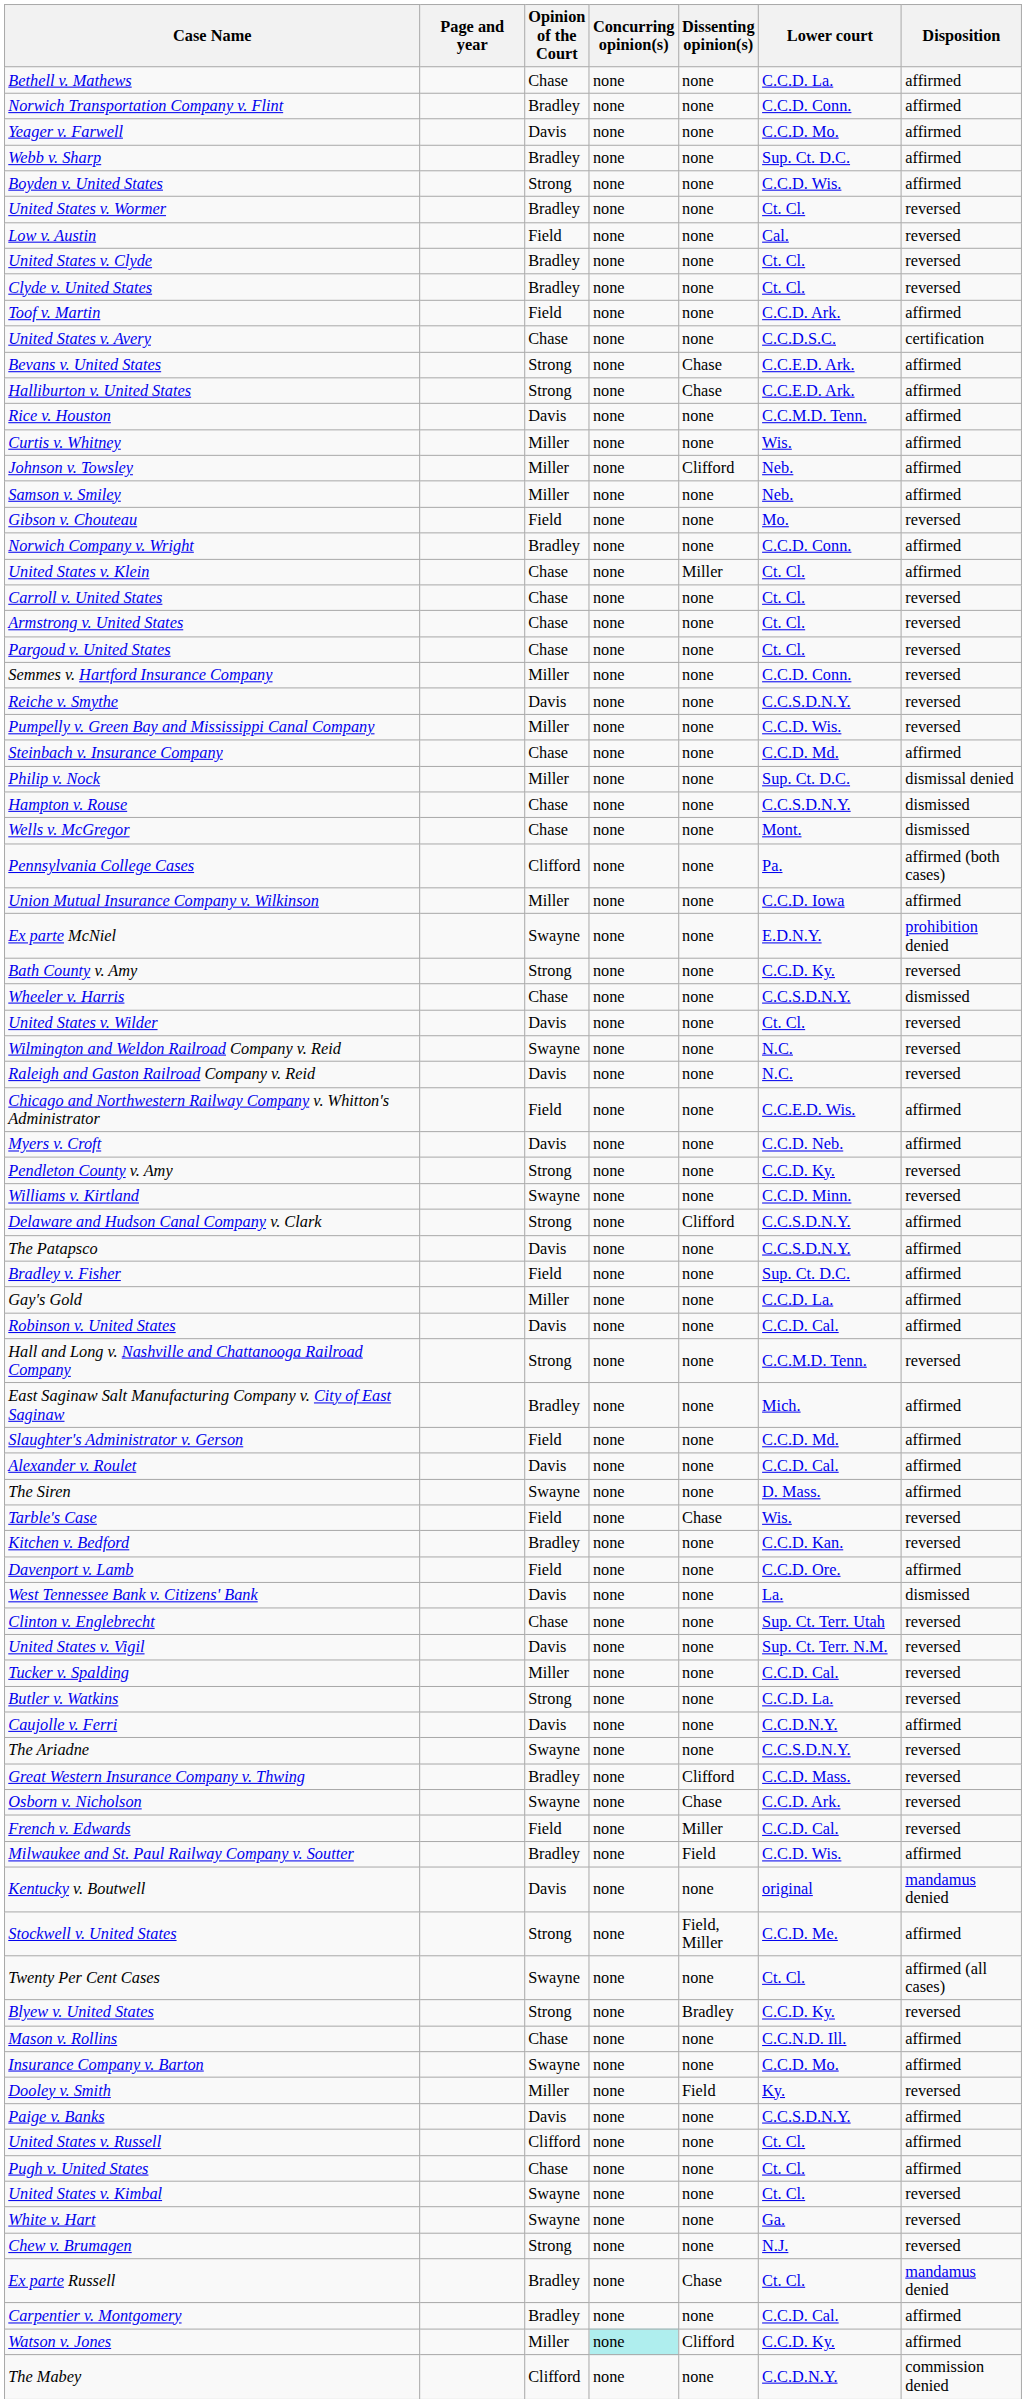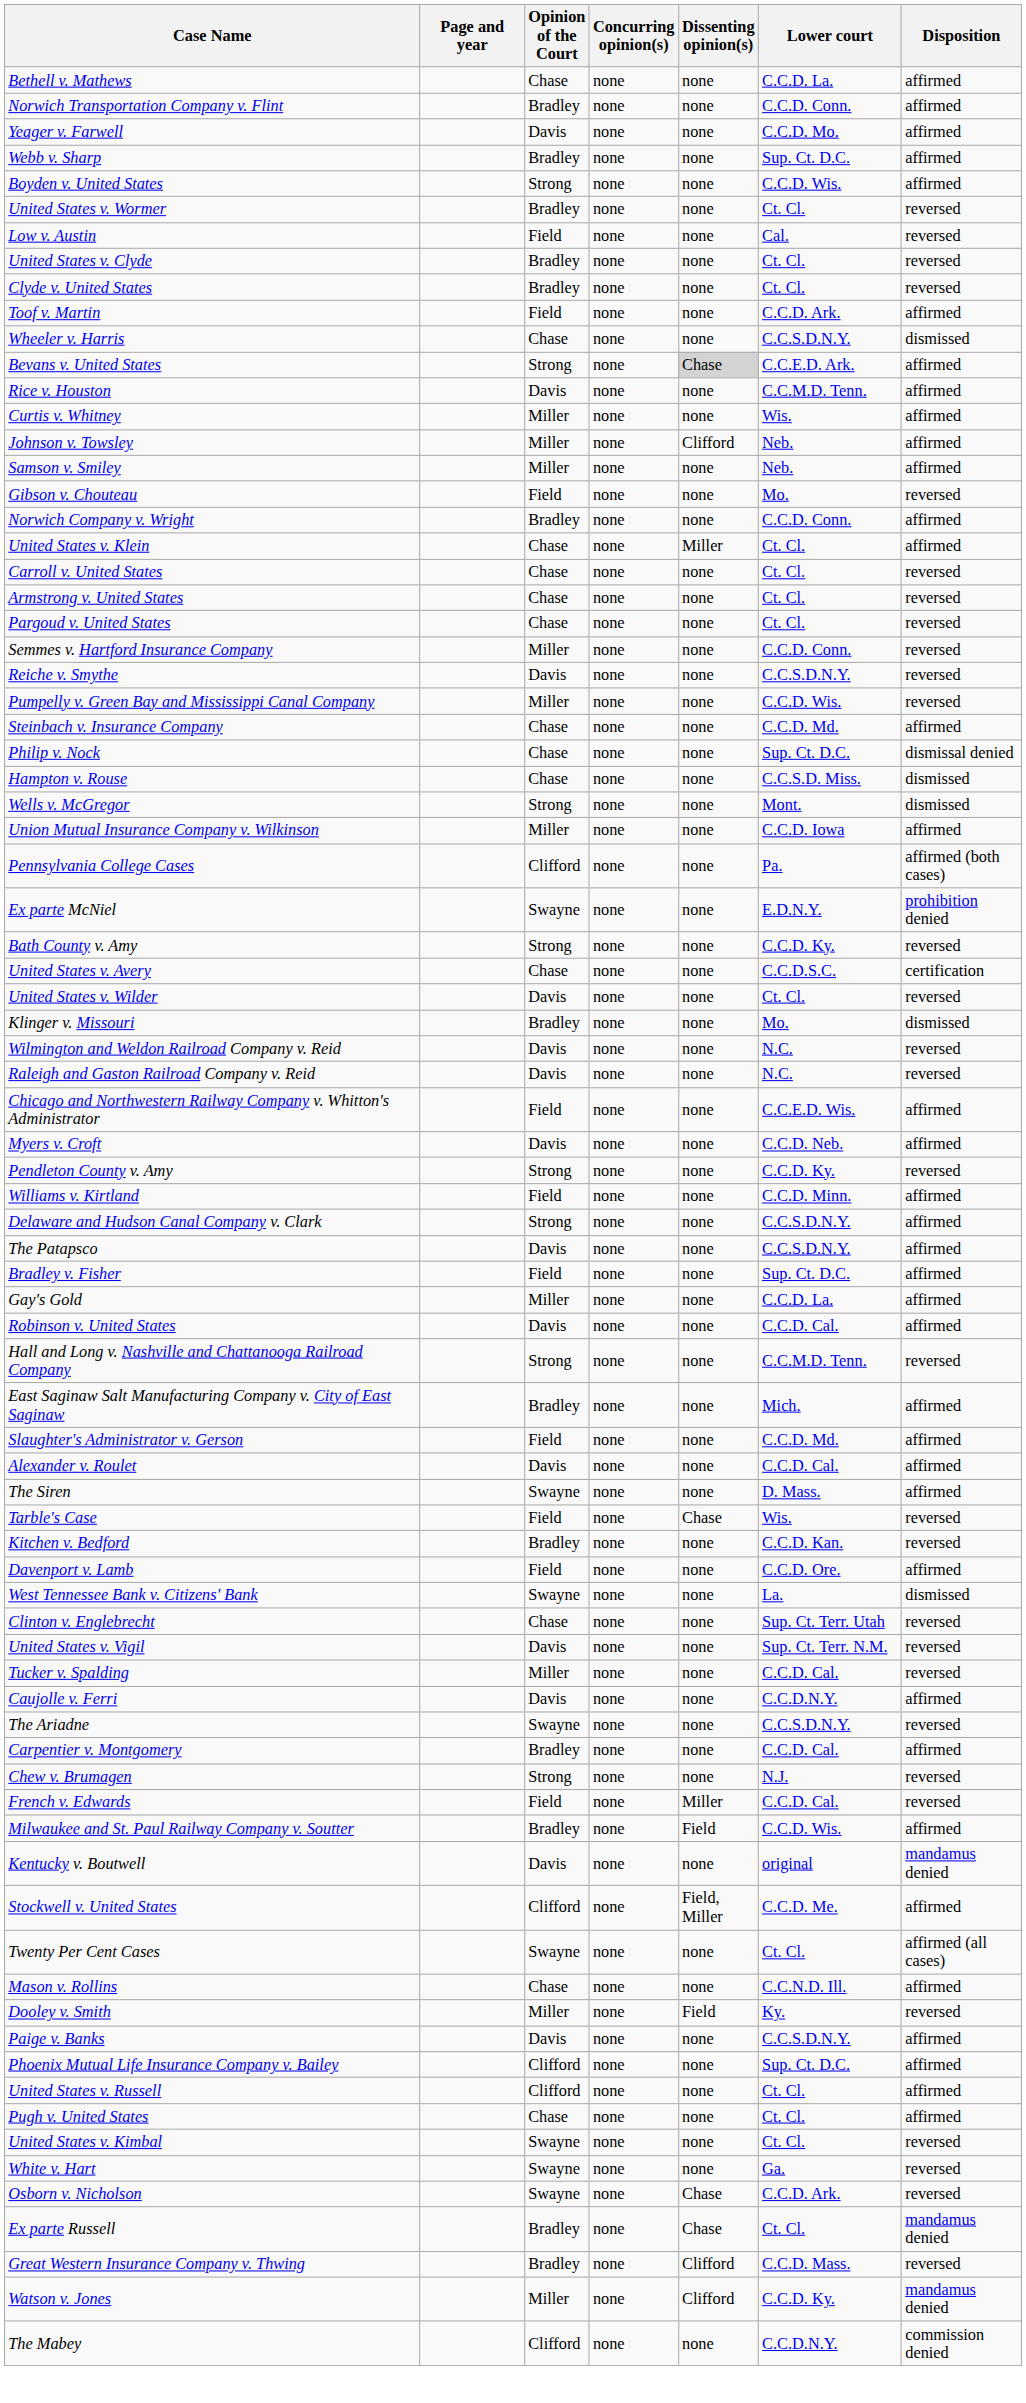rows swapped: (66, 996) <-> (80, 338)
(702, 364) no background -> (702, 364) lightgrey background
- row: (100, 390)
(549, 778) Miller -> (548, 752) Chase
(806, 804) C.C.S.D.N.Y. -> (812, 778) C.C.S.D. Miss.
(548, 830) Chase -> (550, 804) Strong
rows swapped: (101, 865) <-> (164, 900)
+ row: (71, 1022)
(554, 1048) Swayne -> (547, 1048) Davis
(554, 1196) Swayne -> (545, 1196) Field
(933, 1196) reversed -> (933, 1196) affirmed
(708, 1222) Clifford -> (698, 1222) none
(547, 1595) Davis -> (554, 1595) Swayne
- row: (63, 1698)
rows swapped: (95, 2315) <-> (157, 1776)
rows swapped: (70, 2245) <-> (75, 1802)
(550, 1933) Strong -> (554, 1907) Clifford
- row: (81, 2012)
- row: (106, 2064)
+ row: (173, 2064)
(609, 2341) paleturquoise background -> (609, 2299) no background
(933, 2341) affirmed -> (941, 2299) mandamus denied
